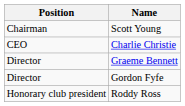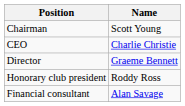- row: (137, 77)
+ row: (137, 93)
